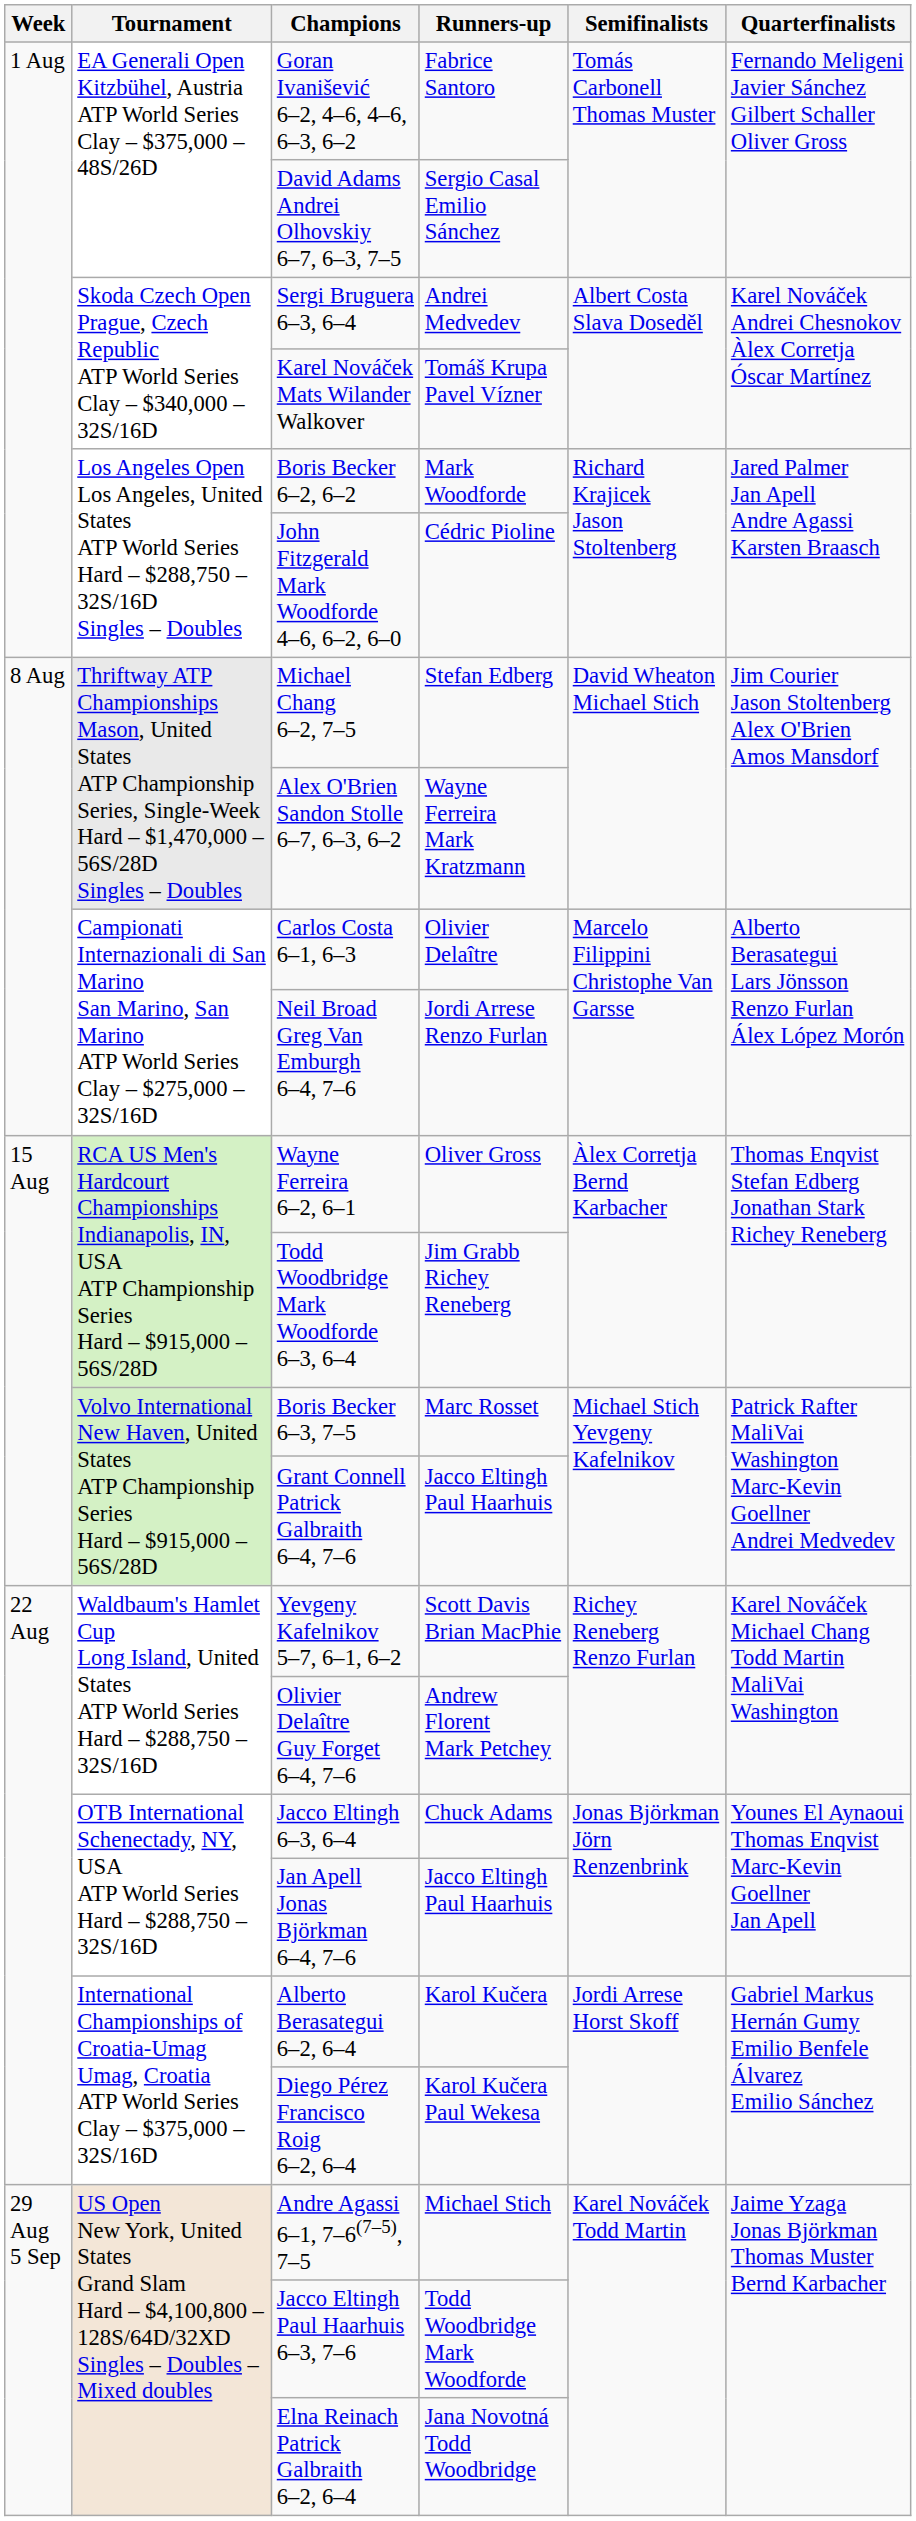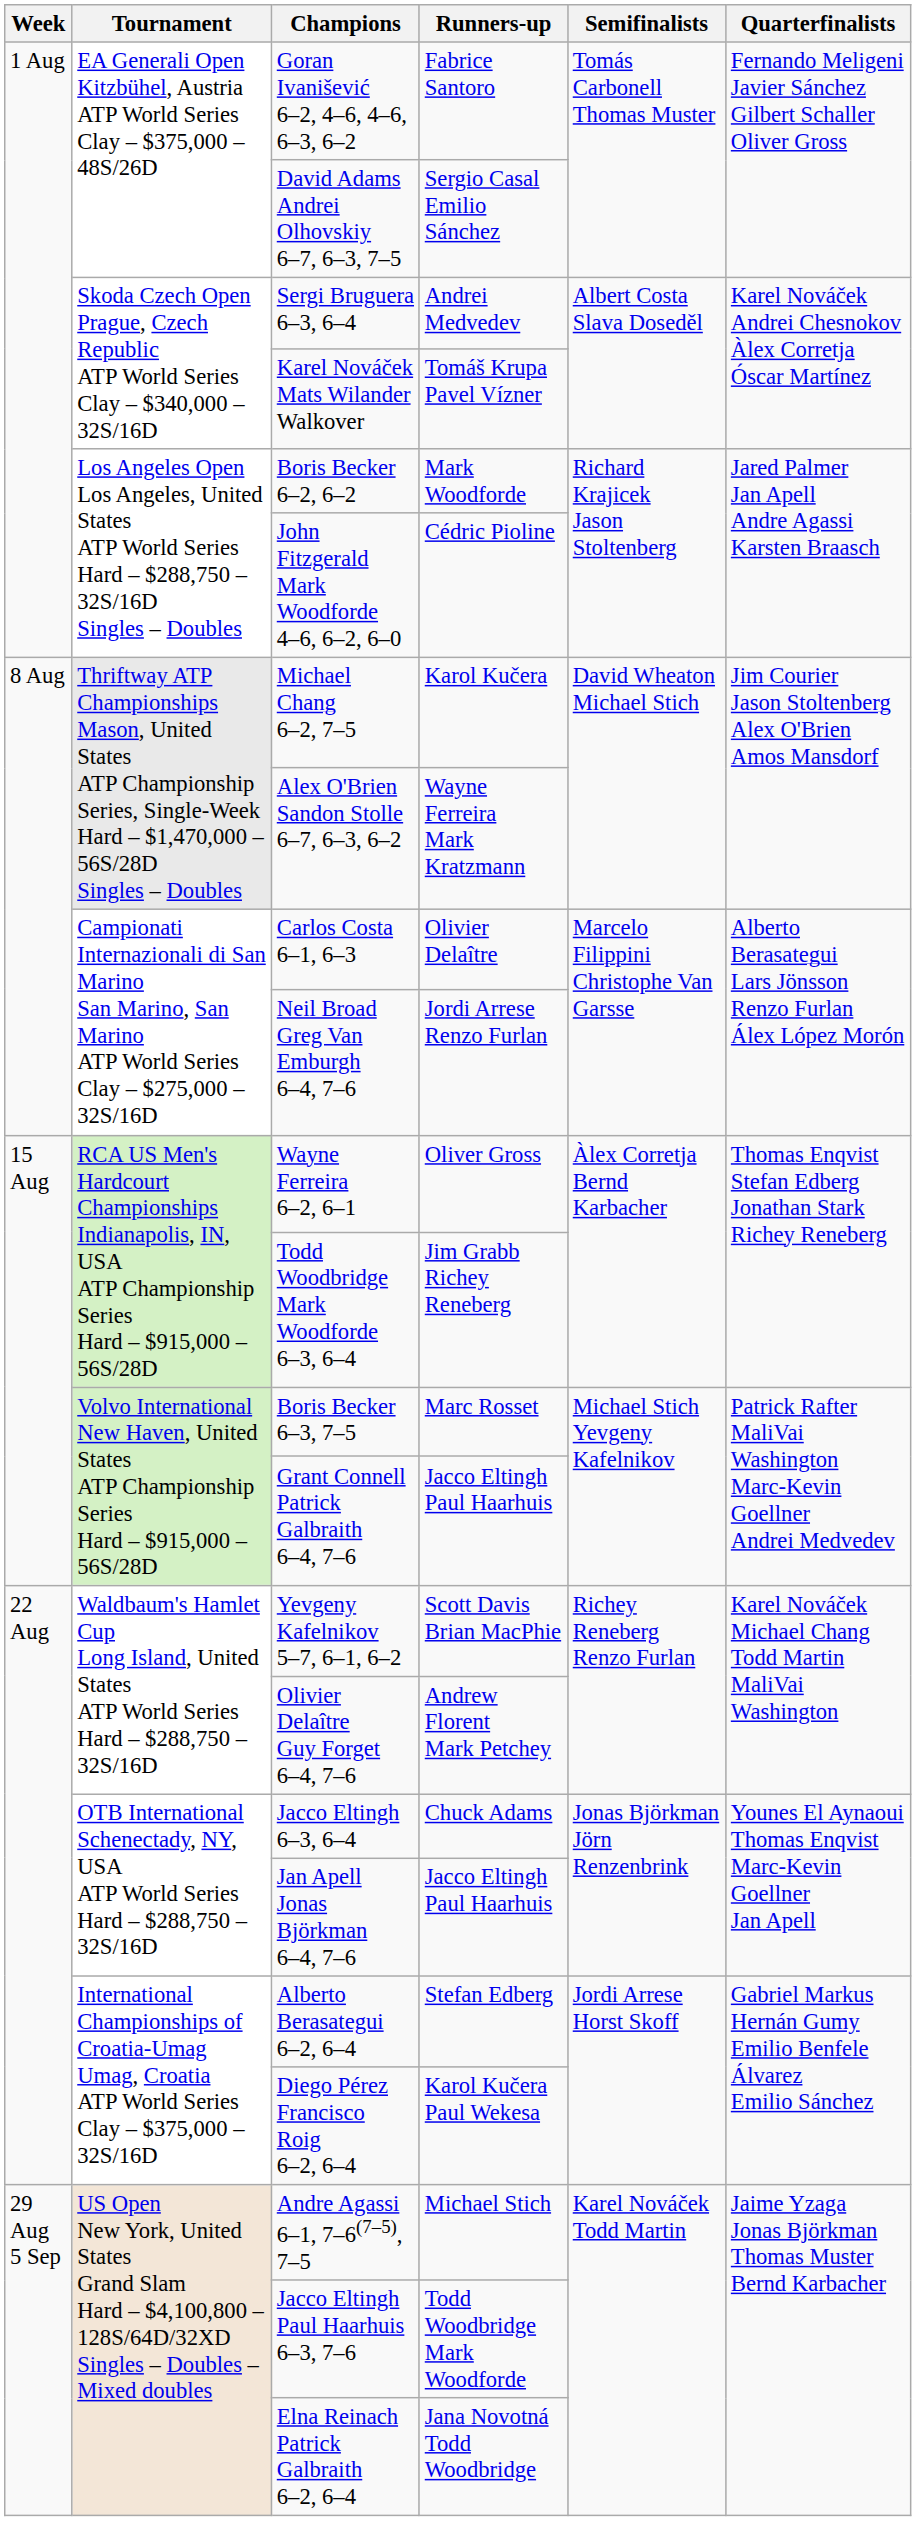(489, 676) Stefan Edberg -> (486, 676) Karol Kučera
(486, 1994) Karol Kučera -> (489, 1994) Stefan Edberg
